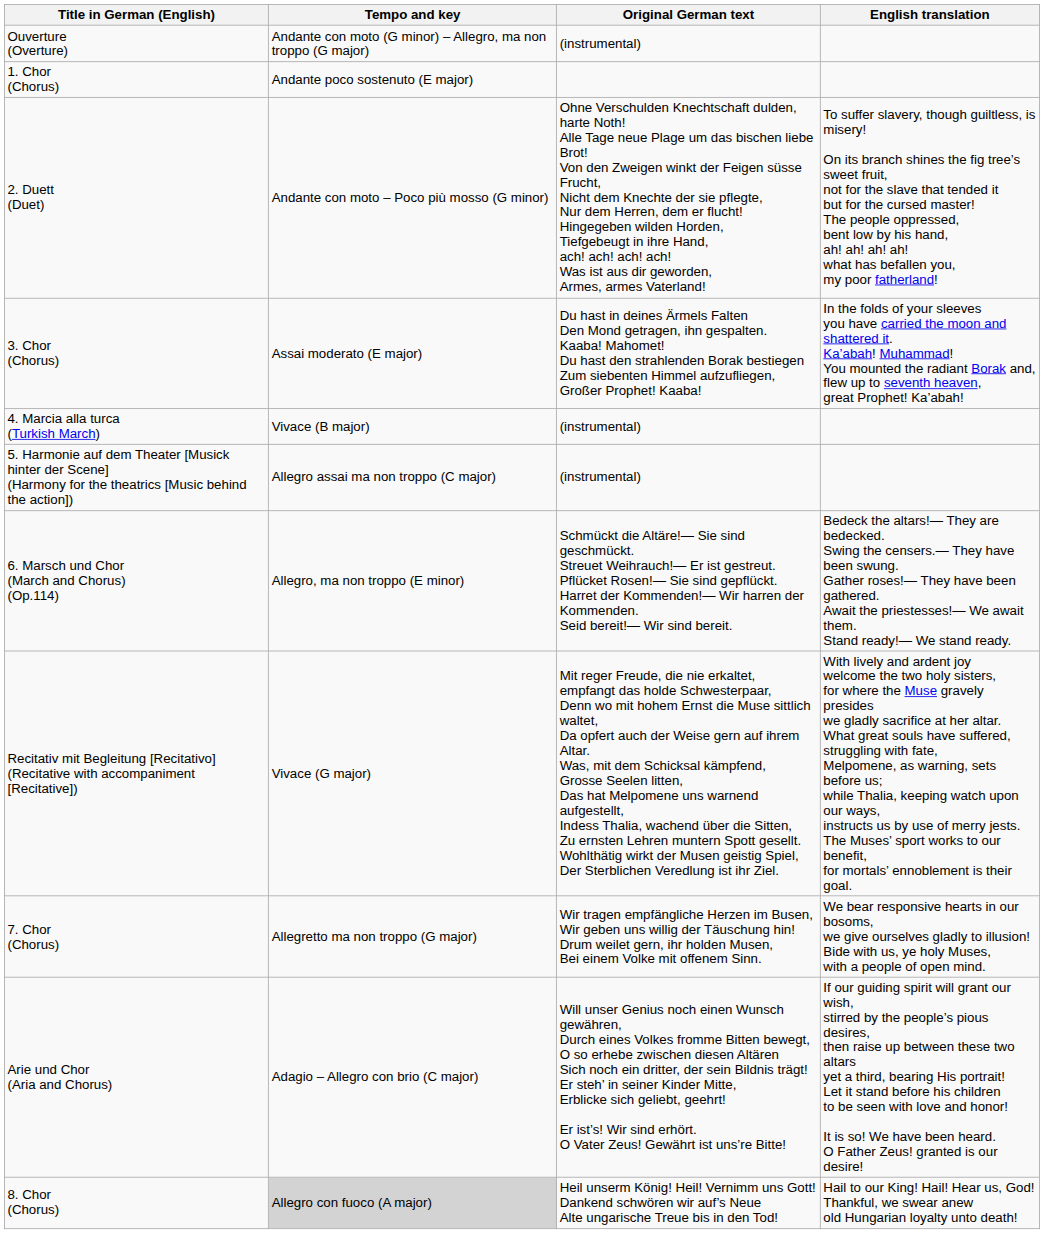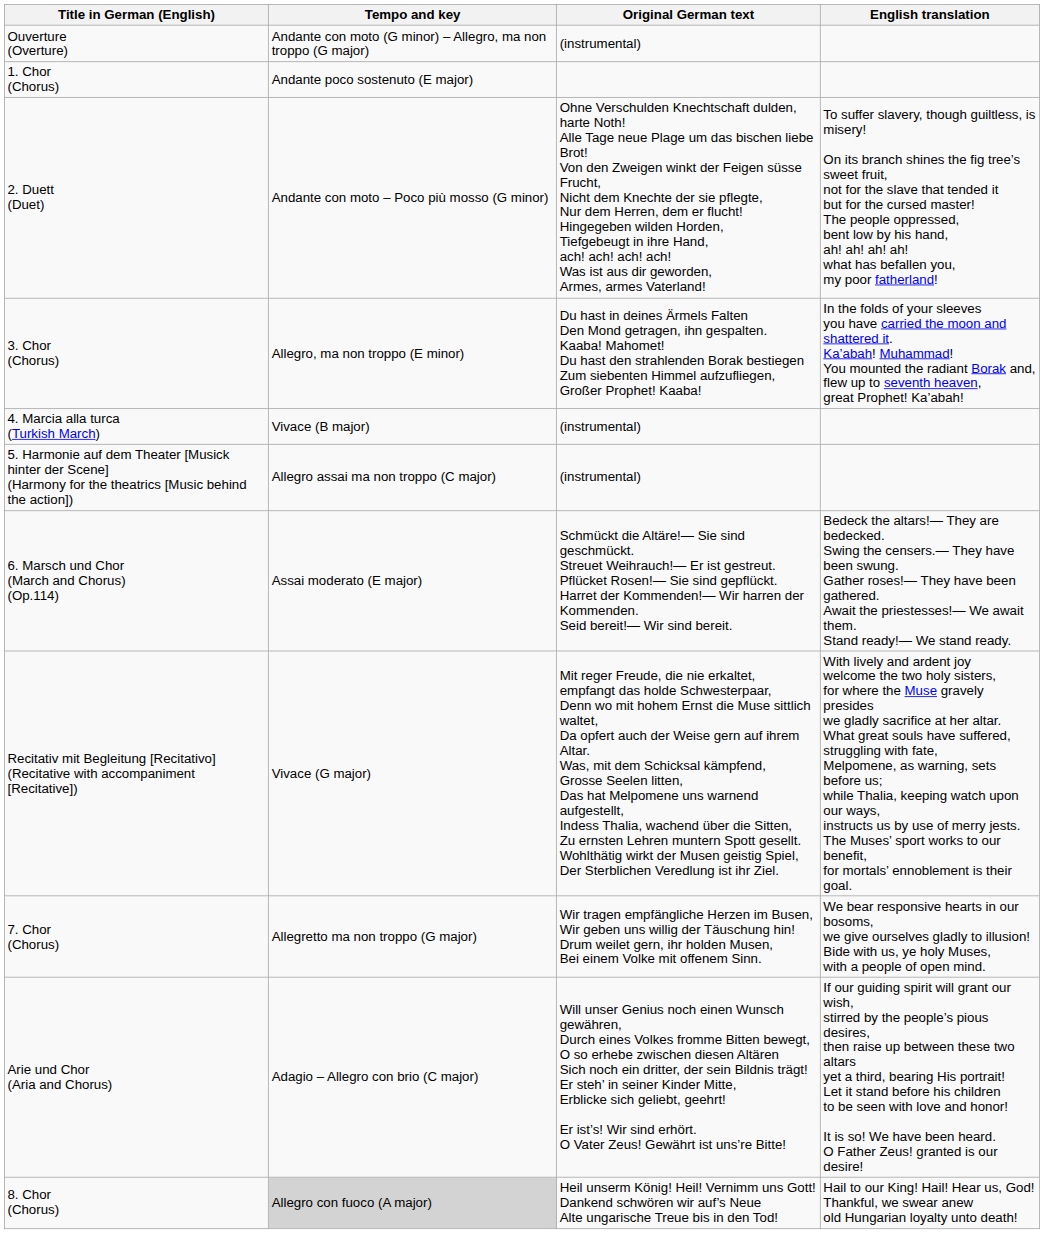(347, 353) Assai moderato (E major) -> (368, 353) Allegro, ma non troppo (E minor)
(368, 580) Allegro, ma non troppo (E minor) -> (347, 580) Assai moderato (E major)
